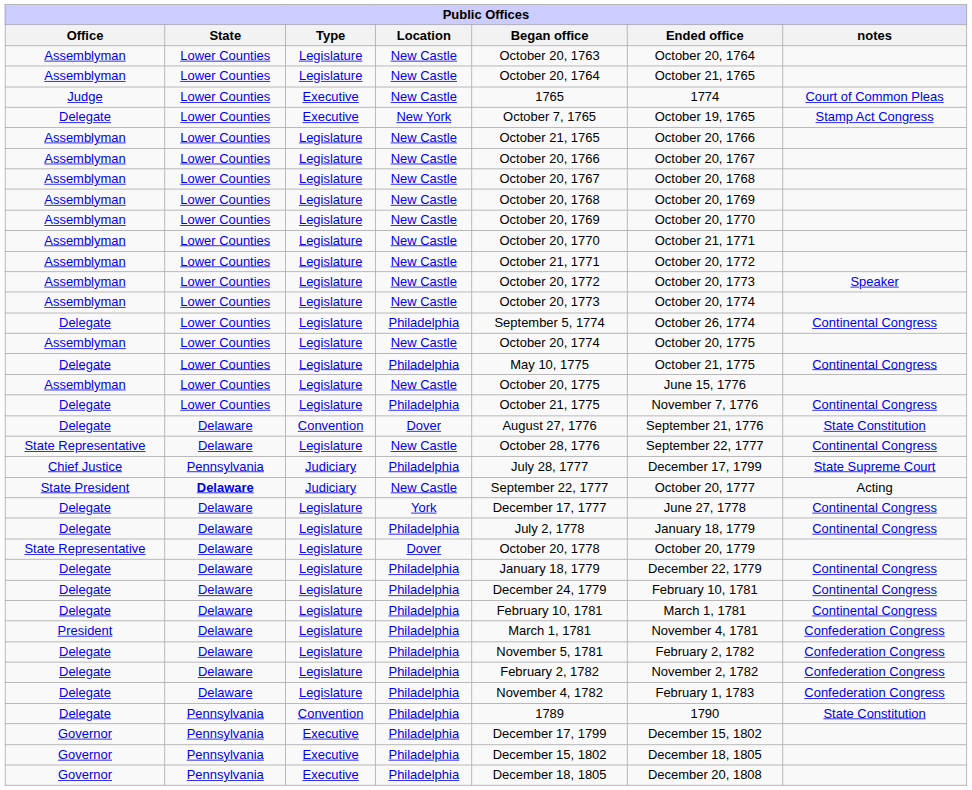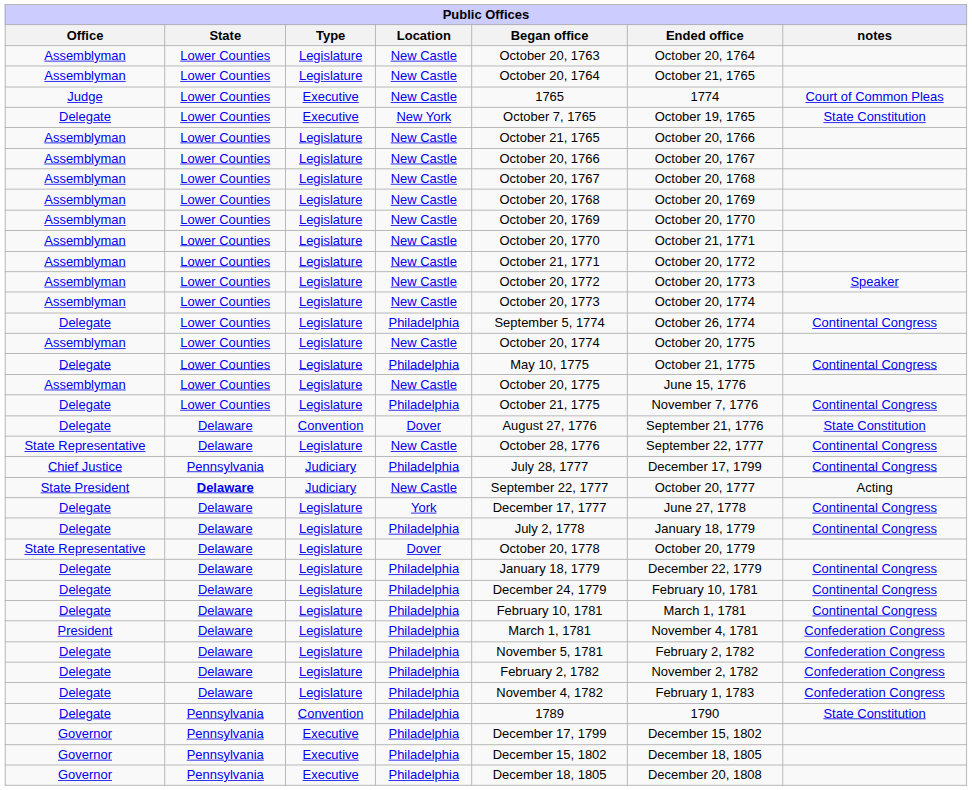(875, 117) Stamp Act Congress -> (875, 117) State Constitution
(875, 466) State Supreme Court -> (875, 466) Continental Congress
